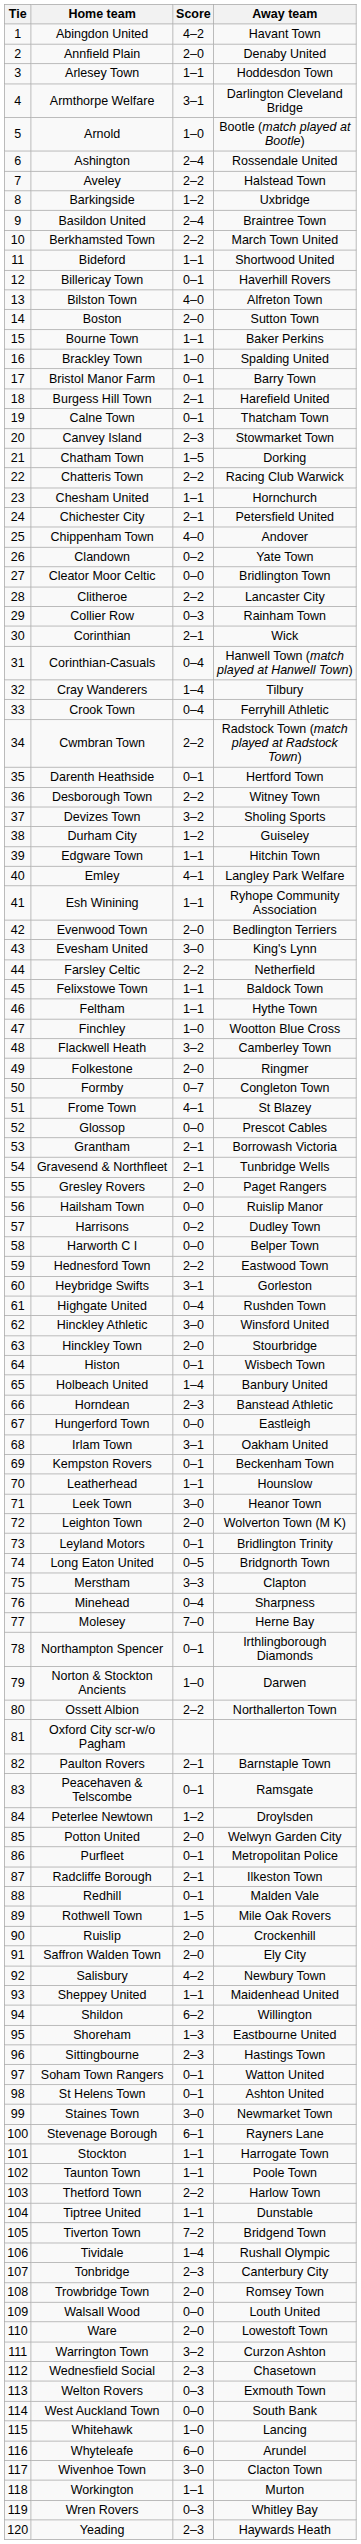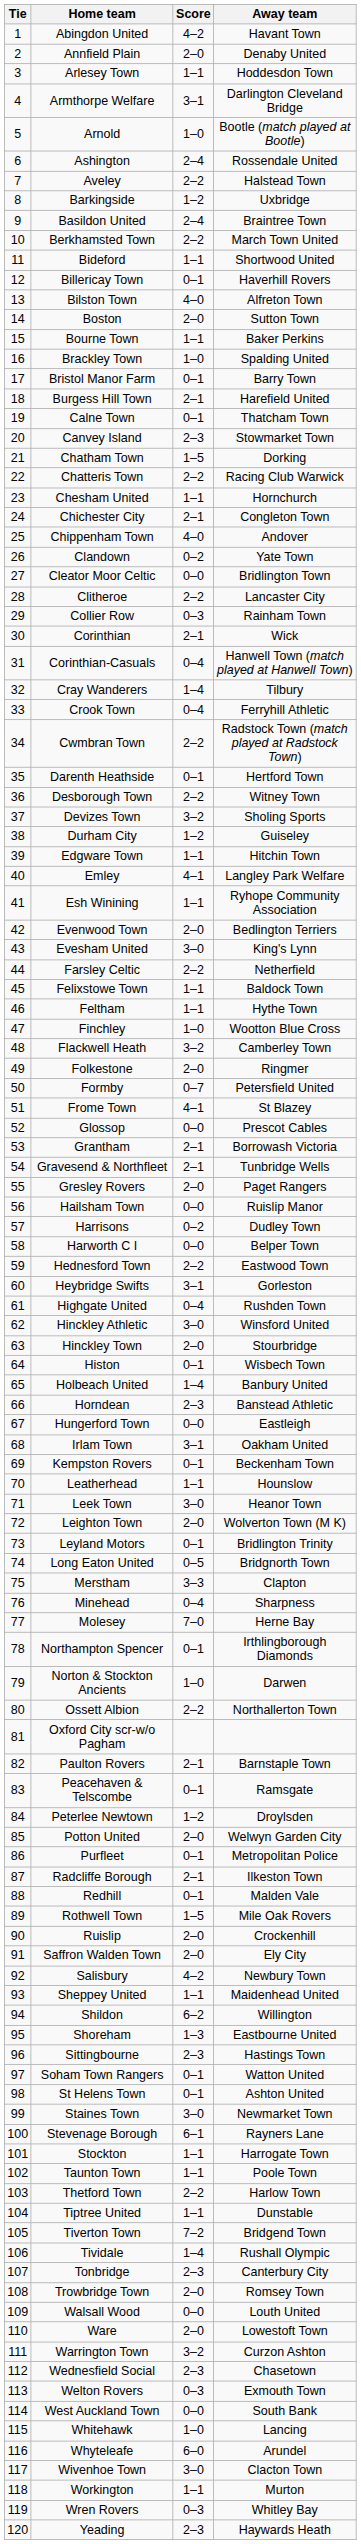(285, 517) Petersfield United -> (285, 517) Congleton Town
(285, 1088) Congleton Town -> (285, 1088) Petersfield United
